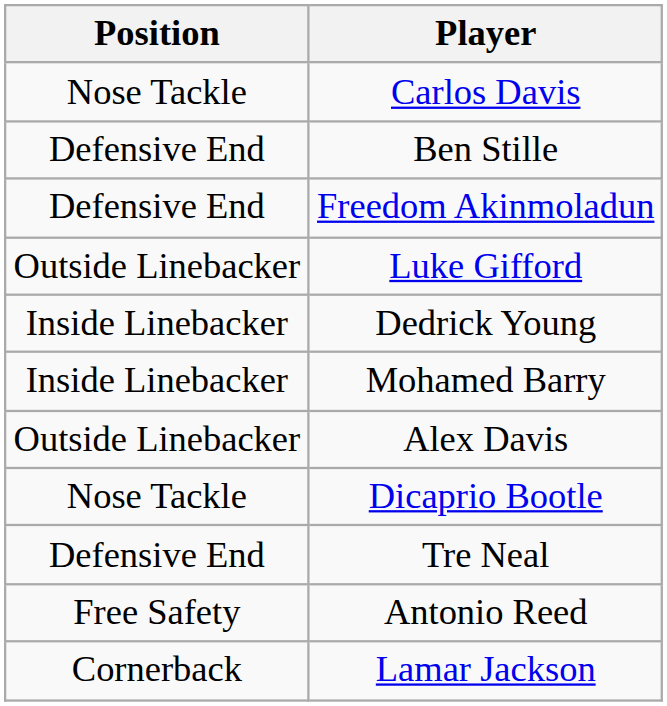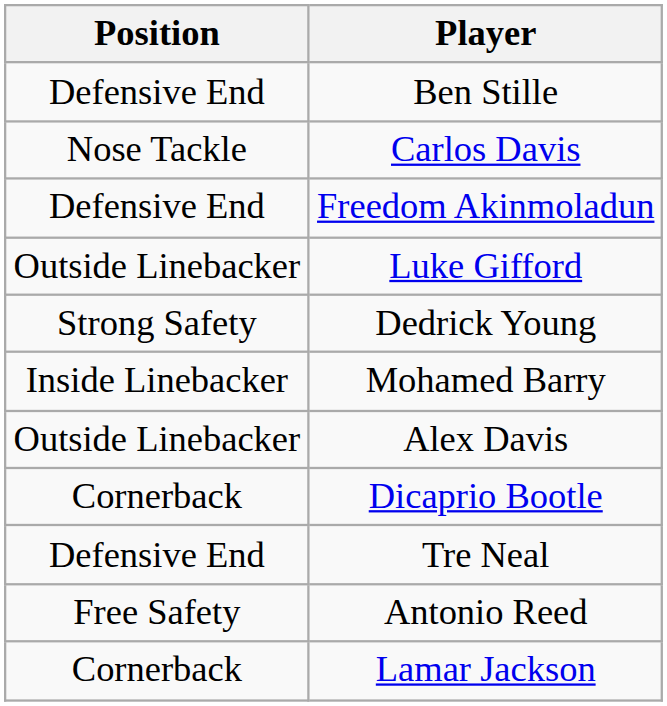rows swapped: (486, 149) <-> (486, 91)
(157, 322) Inside Linebacker -> (157, 322) Strong Safety
(157, 496) Nose Tackle -> (157, 496) Cornerback
